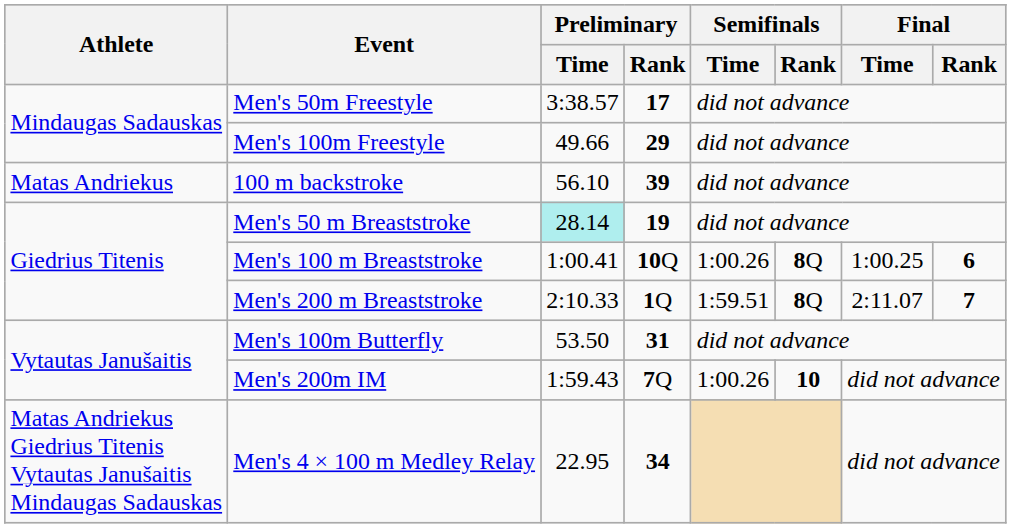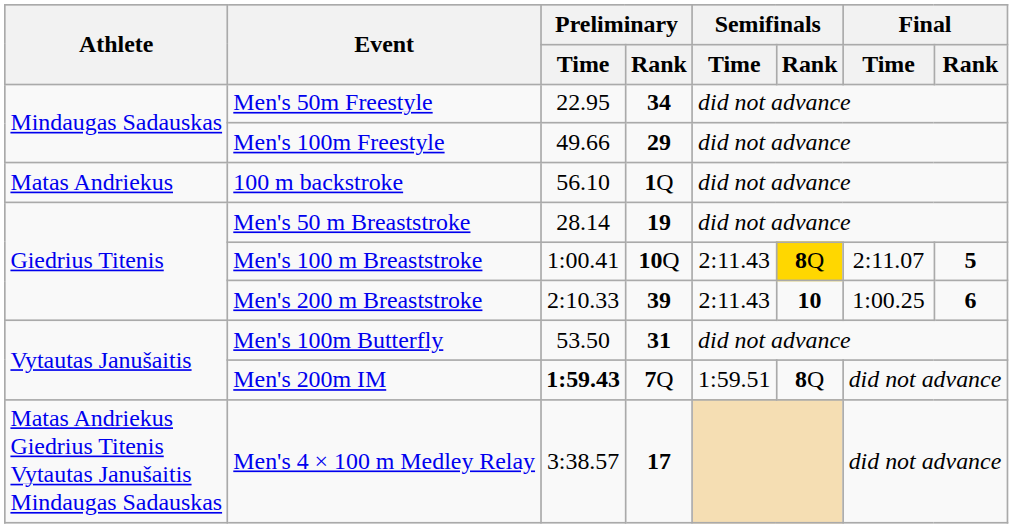(582, 103) 3:38.57 -> (583, 103) 22.95
(658, 103) 17 -> (659, 103) 34
(658, 182) 39 -> (659, 182) 1Q
(582, 221) paleturquoise background -> (583, 221) no background
(733, 261) 1:00.26 -> (734, 261) 2:11.43
(808, 261) no background -> (810, 261) gold background
(887, 261) 1:00.25 -> (888, 261) 2:11.07
(969, 261) 6 -> (970, 261) 5
(658, 300) 1Q -> (659, 300) 39
(733, 300) 1:59.51 -> (734, 300) 2:11.43
(808, 300) 8Q -> (810, 300) 10
(887, 300) 2:11.07 -> (888, 300) 1:00.25
(969, 300) 7 -> (970, 300) 6
(582, 379) normal -> (583, 379) bold
(733, 379) 1:00.26 -> (734, 379) 1:59.51
(808, 379) 10 -> (810, 379) 8Q
(582, 461) 22.95 -> (583, 461) 3:38.57
(658, 461) 34 -> (659, 461) 17
